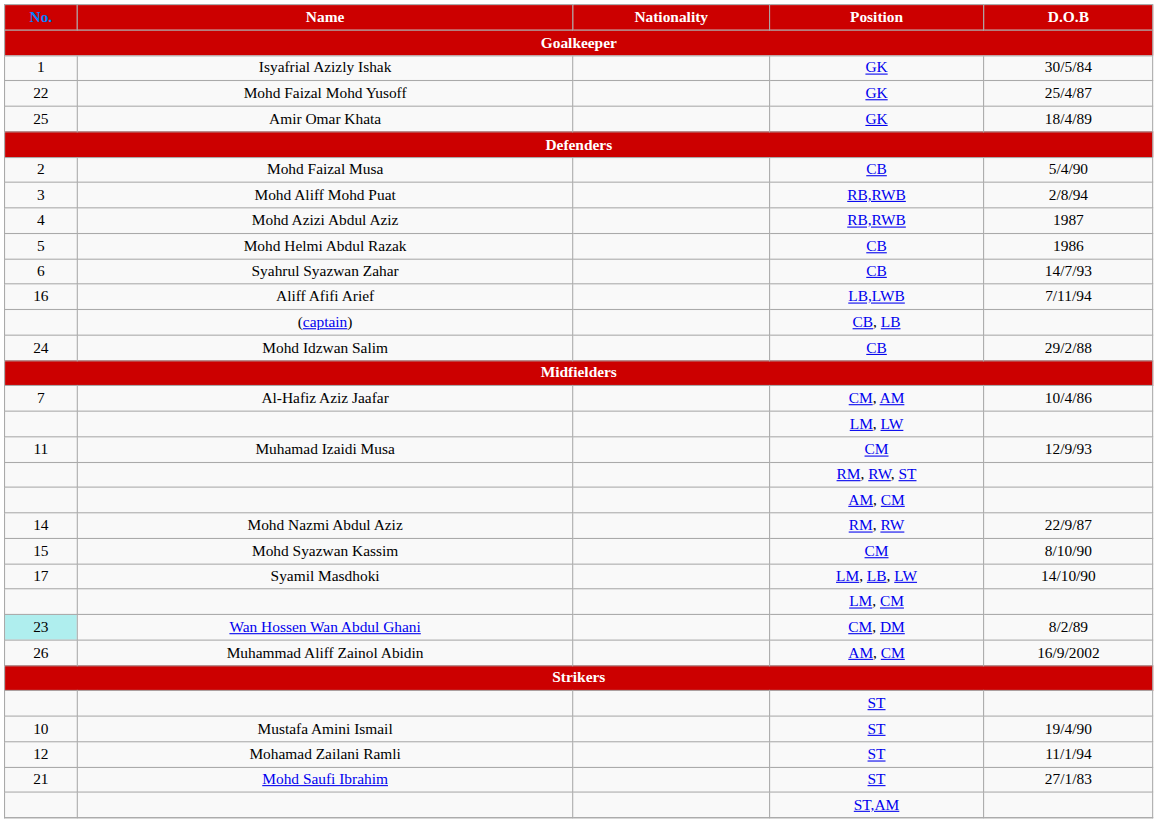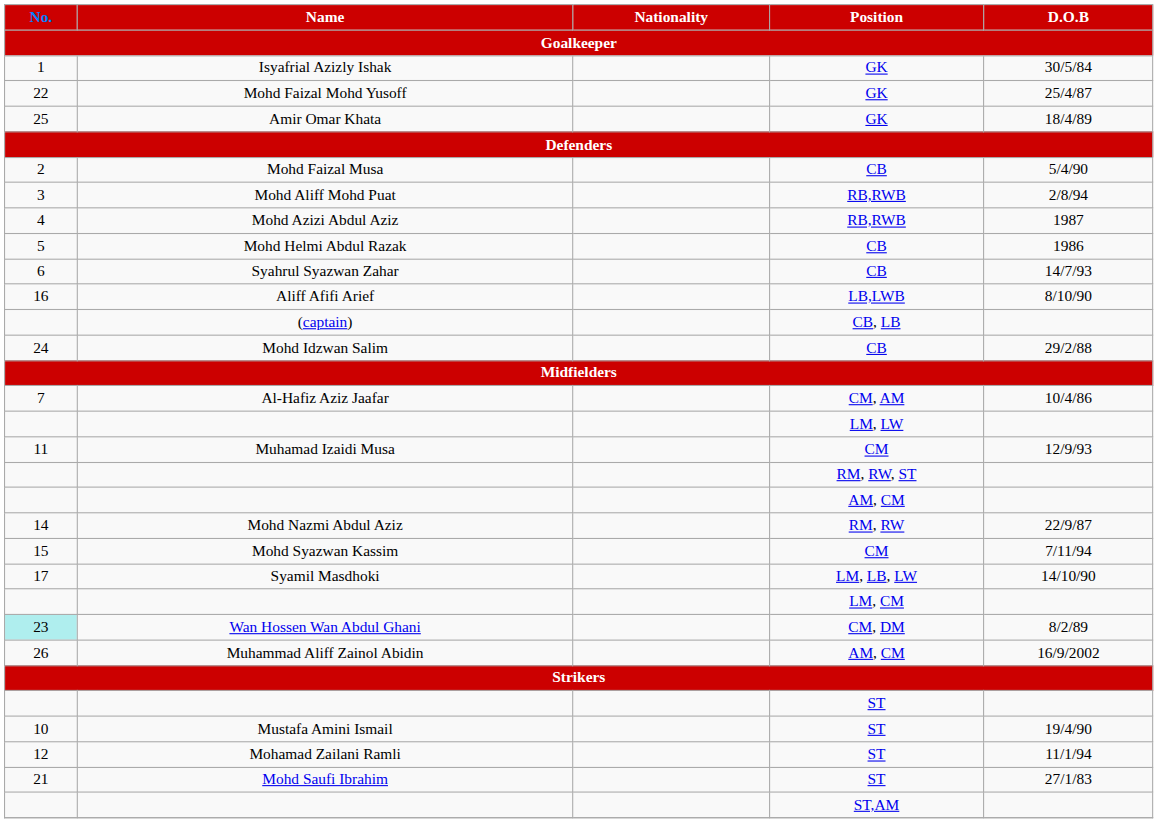(1068, 297) 7/11/94 -> (1068, 297) 8/10/90
(1068, 551) 8/10/90 -> (1068, 551) 7/11/94
